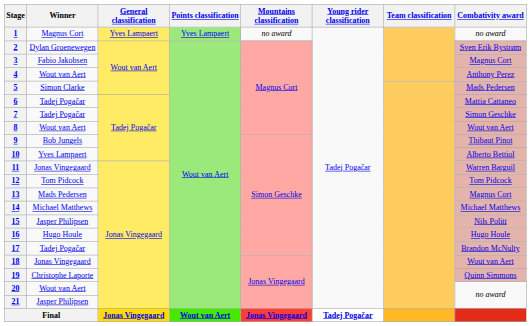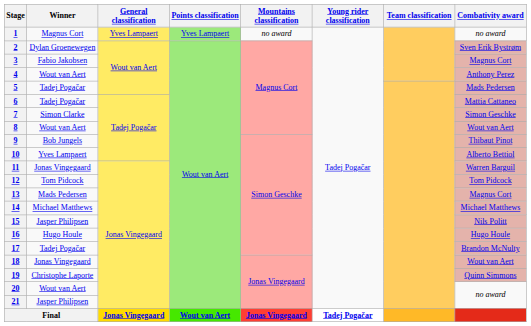(62, 88) Simon Clarke -> (62, 88) Tadej Pogačar
(62, 114) Tadej Pogačar -> (62, 114) Simon Clarke
